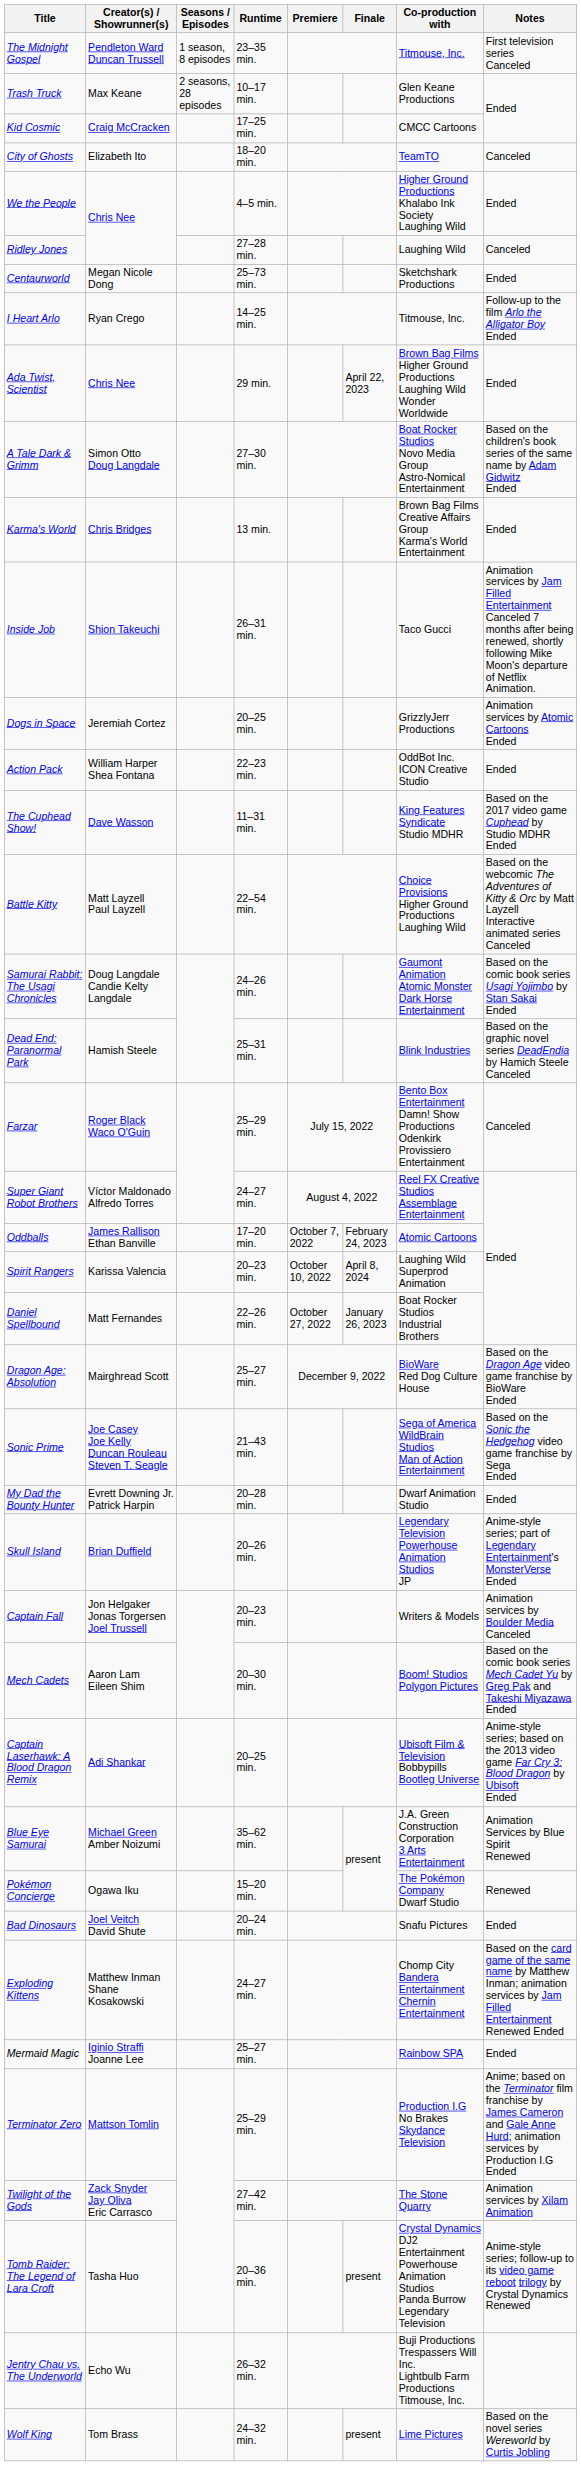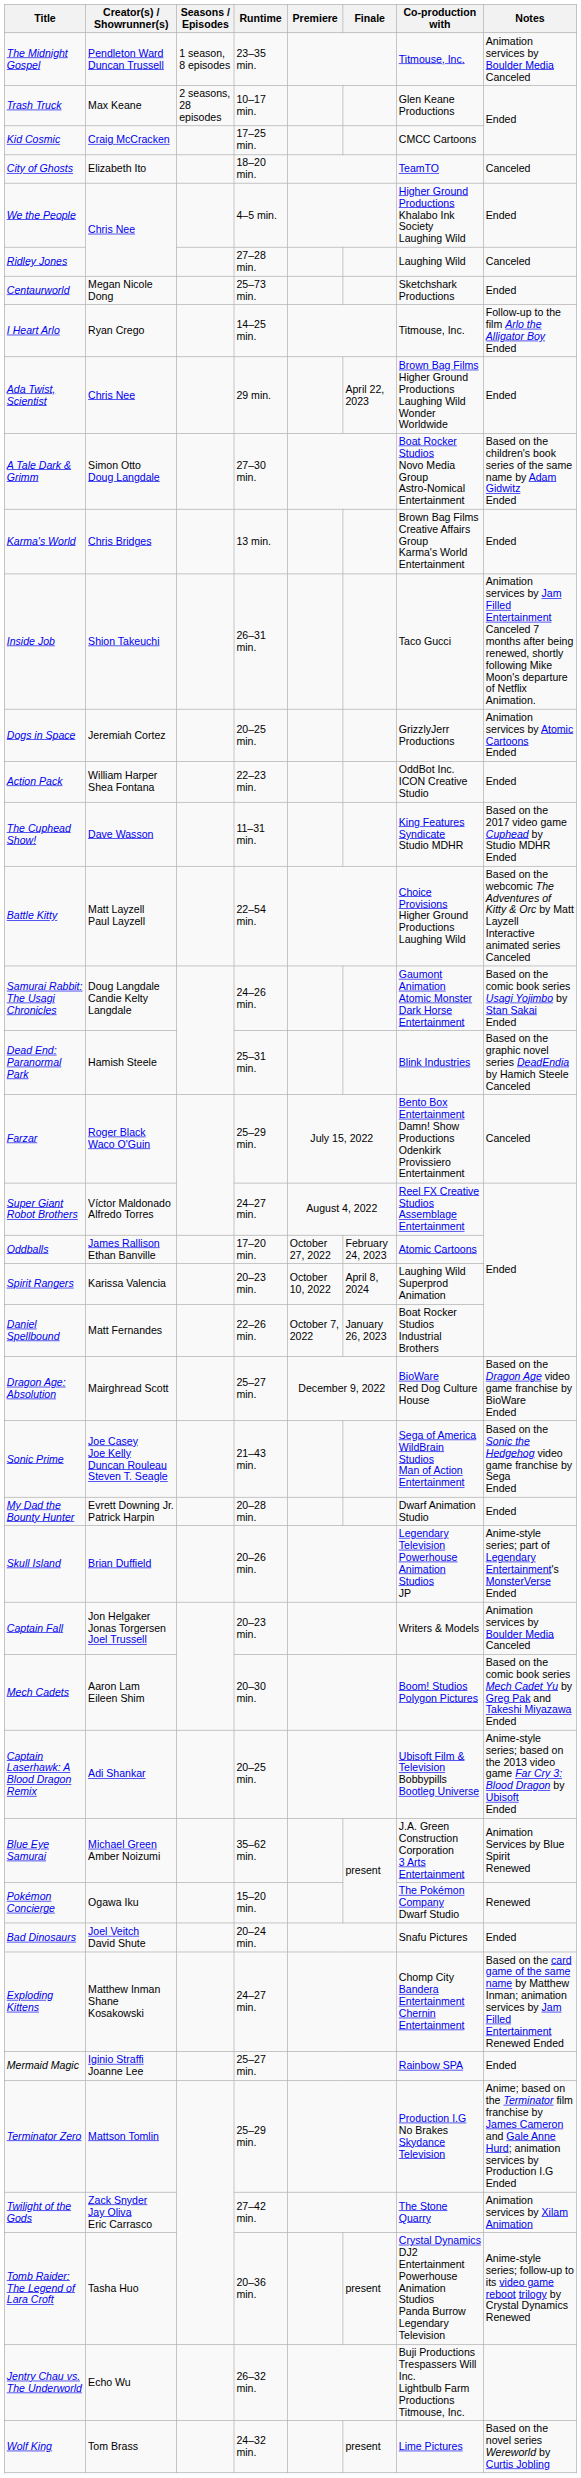(520, 53) First television series Canceled -> (520, 59) Animation services by Boulder Media Canceled
(314, 1237) October 7, 2022 -> (310, 1249) October 27, 2022
(310, 1318) October 27, 2022 -> (314, 1330) October 7, 2022
